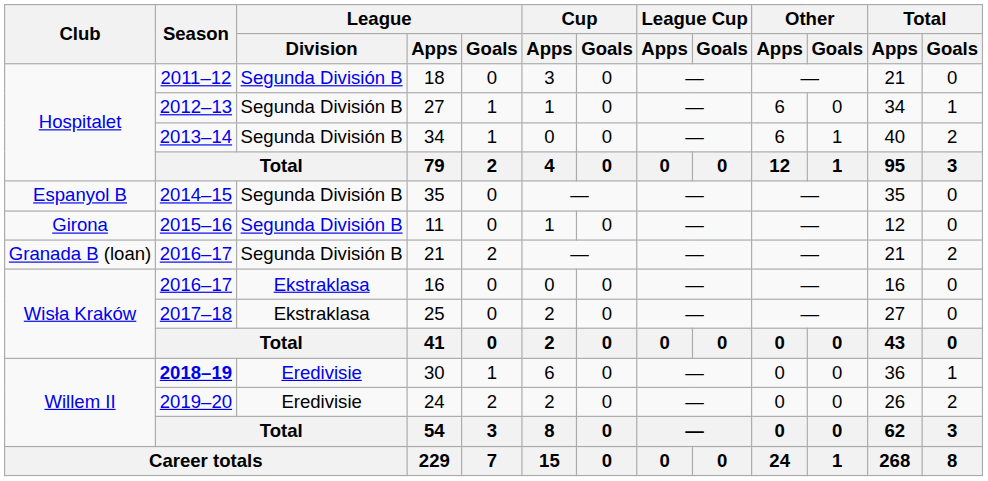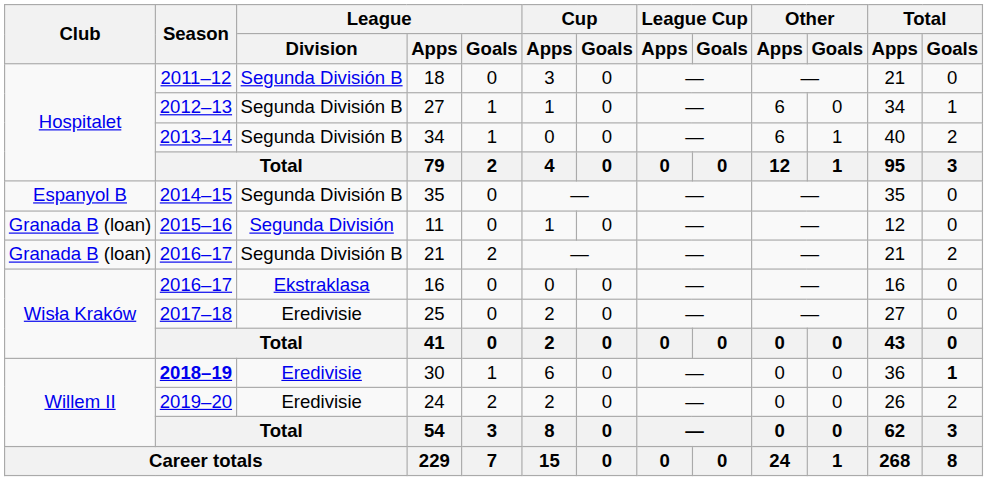(80, 225) Girona -> (80, 225) Granada B (loan)
(322, 225) Segunda División B -> (322, 225) Segunda División
(322, 313) Ekstraklasa -> (322, 313) Eredivisie
(952, 372) normal -> (952, 372) bold
